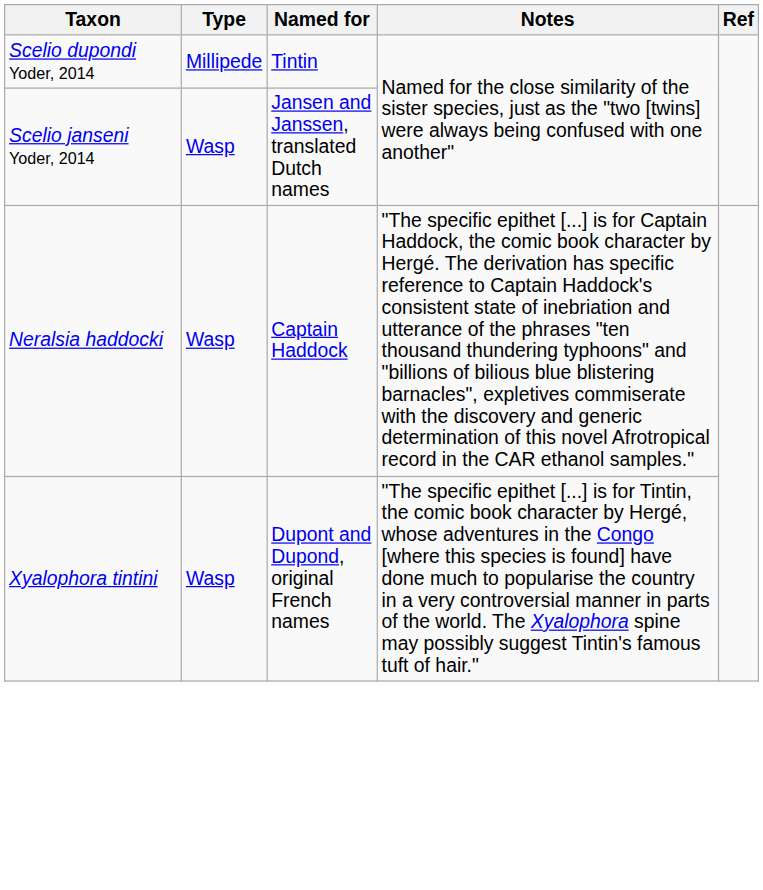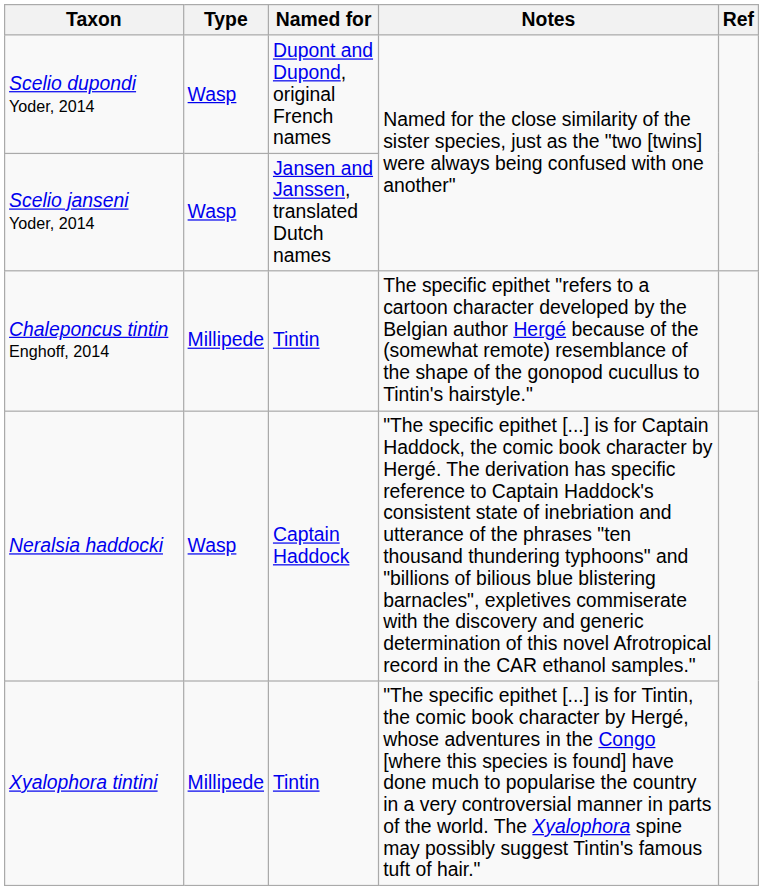(224, 61) Millipede -> (212, 94) Wasp
(295, 61) Tintin -> (323, 94) Dupont and Dupond, original French names
+ row: (89, 340)
(210, 578) Wasp -> (226, 783) Millipede
(321, 578) Dupont and Dupond, original French names -> (296, 783) Tintin
